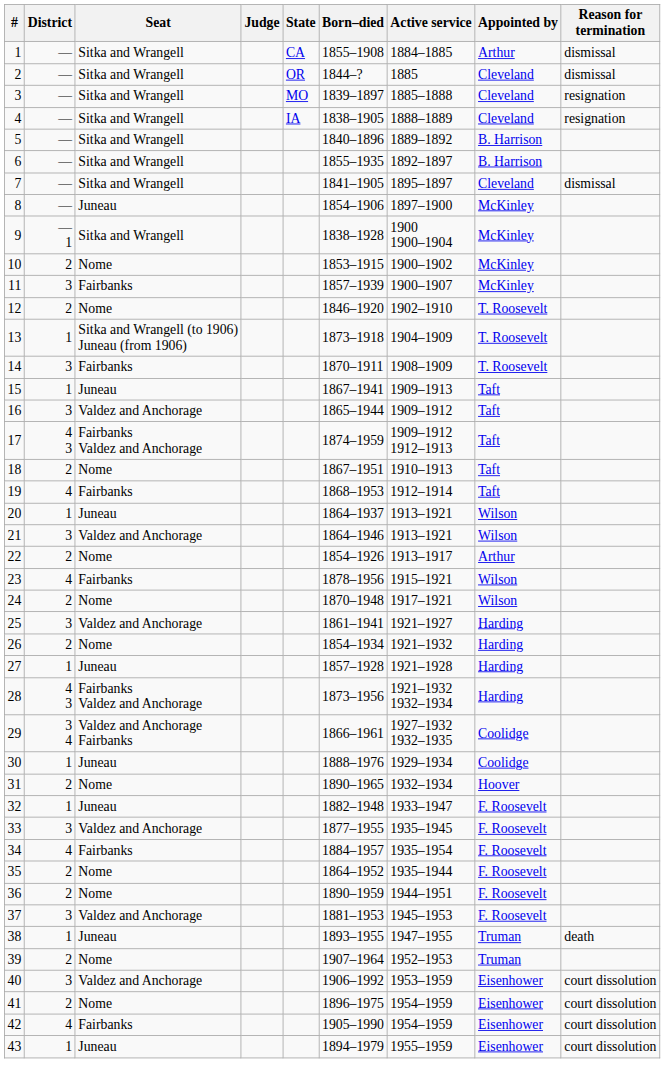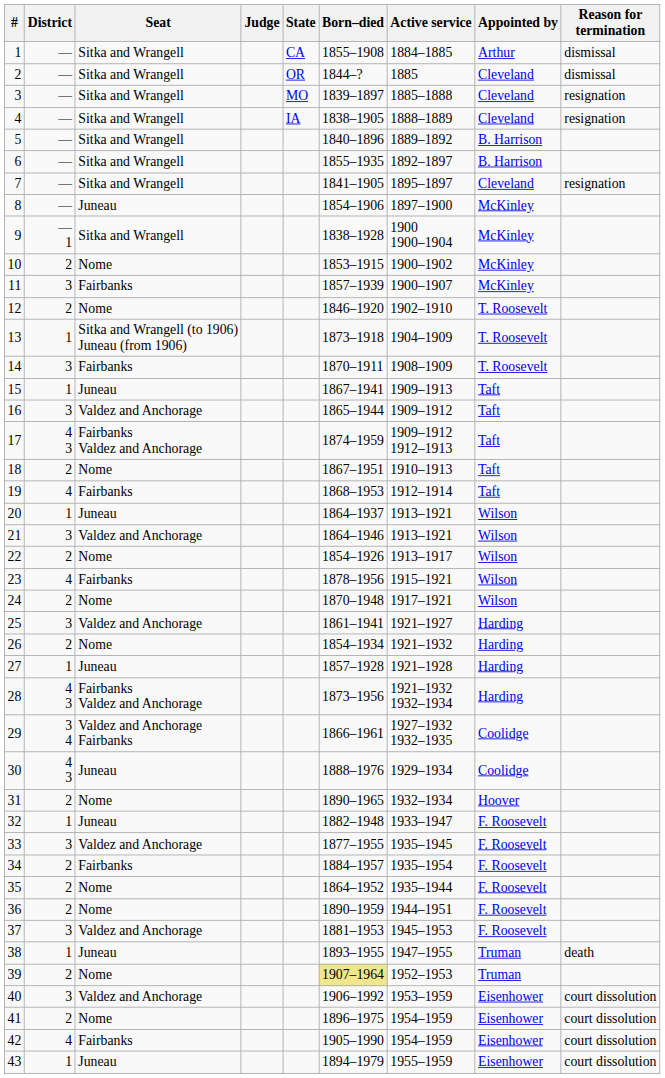(590, 183) dismissal -> (595, 183) resignation
(496, 557) Arthur -> (498, 557) Wilson
(69, 762) 1 -> (69, 770) 4 3
(69, 850) 4 -> (69, 865) 2
(353, 959) no background -> (353, 974) khaki background
